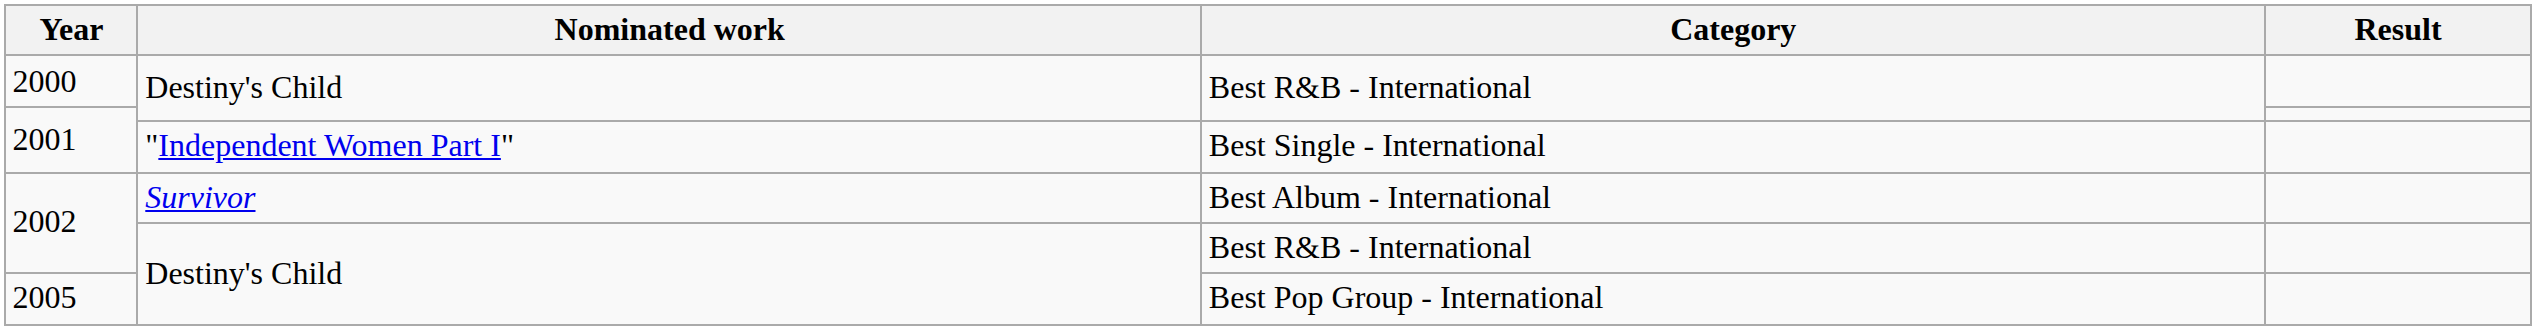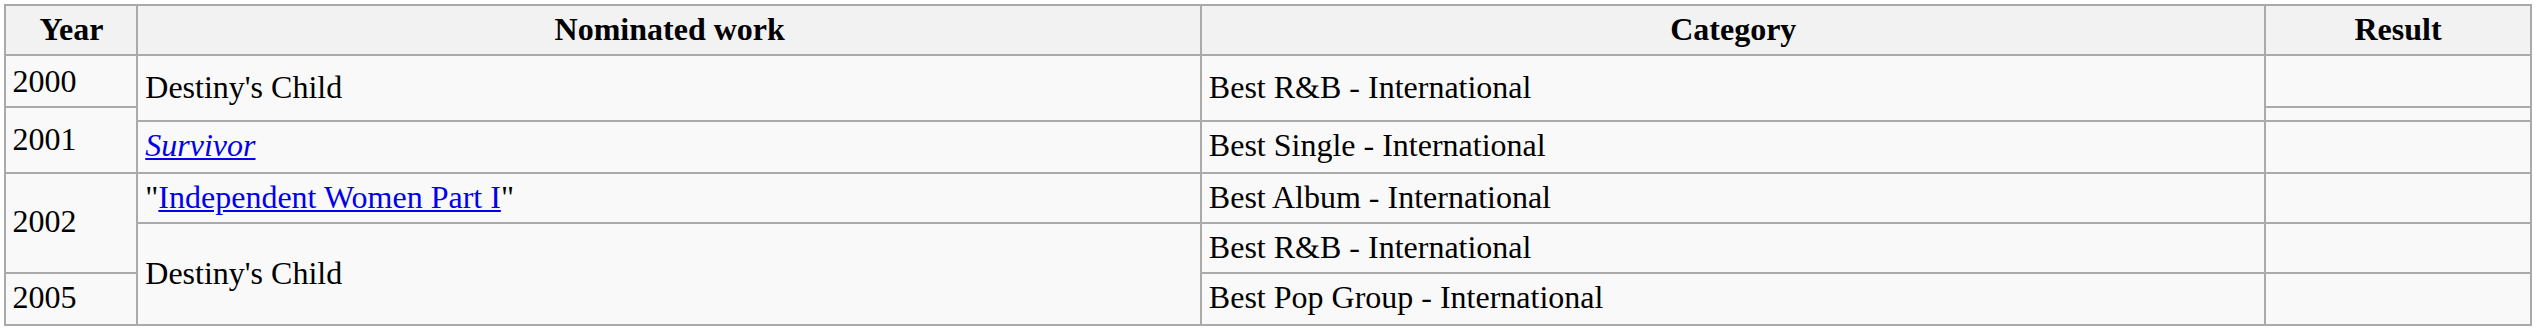(330, 146) "Independent Women Part I" -> (200, 146) Survivor
(200, 196) Survivor -> (330, 196) "Independent Women Part I"
